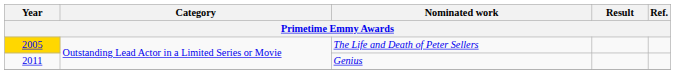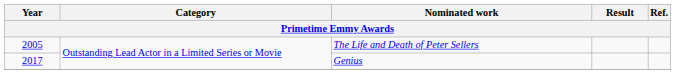(32, 45) gold background -> (32, 45) no background
(32, 61) 2011 -> (32, 61) 2017
